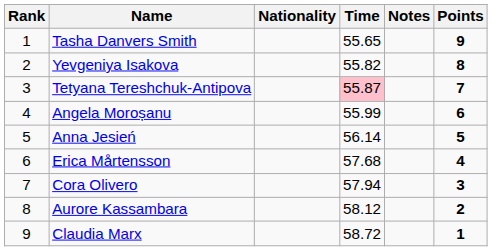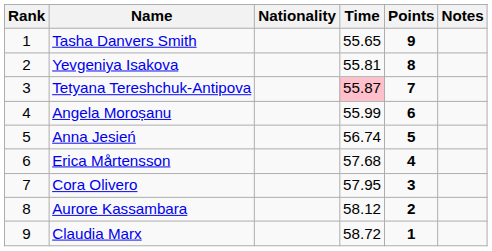columns swapped: (409, 16) <-> (461, 16)
(362, 64) 55.82 -> (362, 64) 55.81
(362, 137) 56.14 -> (362, 137) 56.74
(362, 185) 57.94 -> (362, 185) 57.95
